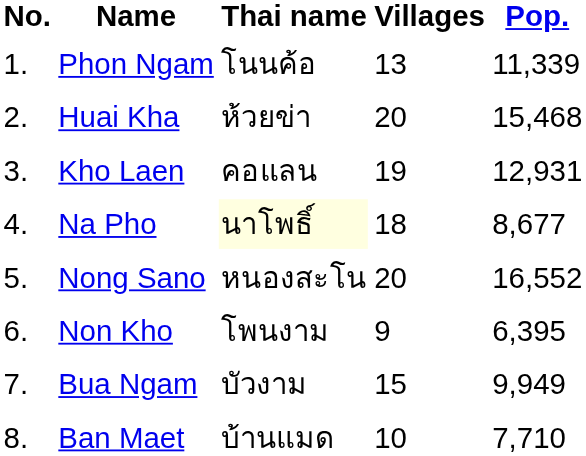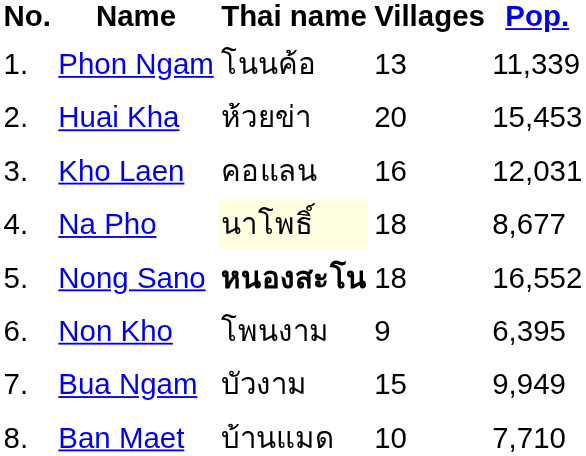(537, 116) 15,468 -> (537, 116) 15,453
(391, 170) 19 -> (391, 170) 16
(537, 170) 12,931 -> (537, 170) 12,031
(294, 277) normal -> (294, 277) bold
(391, 277) 20 -> (391, 277) 18
